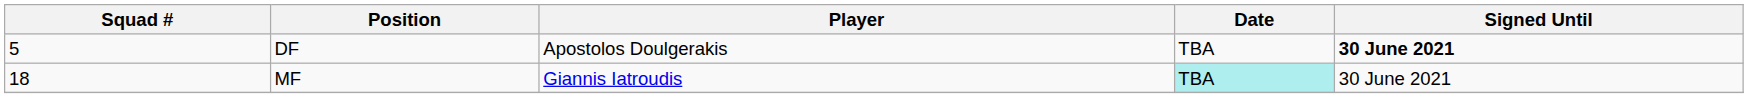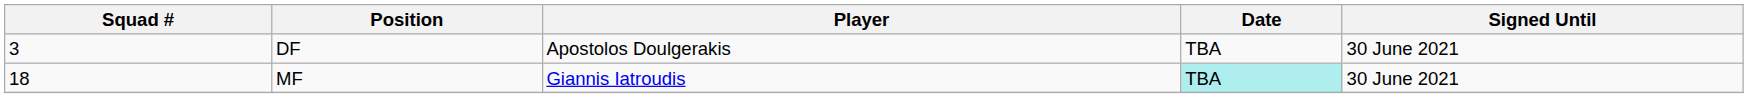(14, 49) 5 -> (14, 49) 3
(1397, 49) bold -> (1403, 49) normal
